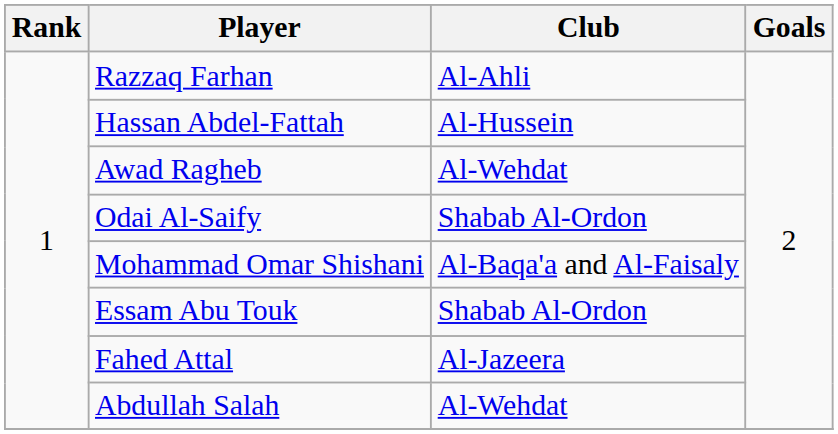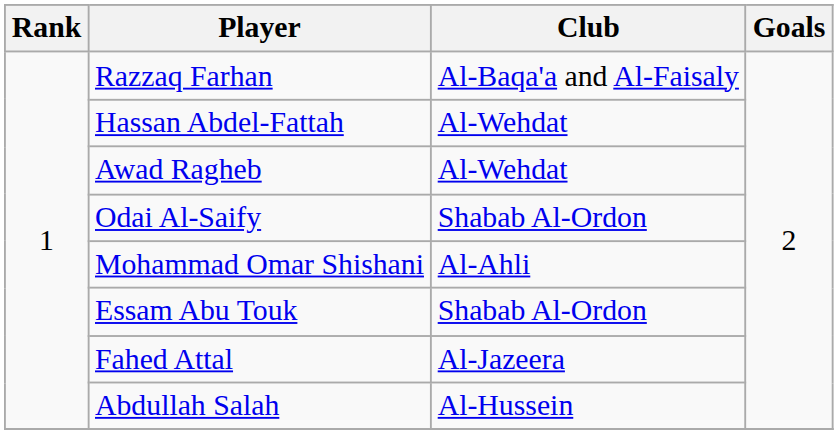(484, 75) Al-Ahli -> (588, 75) Al-Baqa'a and Al-Faisaly
(505, 122) Al-Hussein -> (503, 122) Al-Wehdat
(588, 264) Al-Baqa'a and Al-Faisaly -> (484, 264) Al-Ahli
(503, 405) Al-Wehdat -> (505, 405) Al-Hussein
